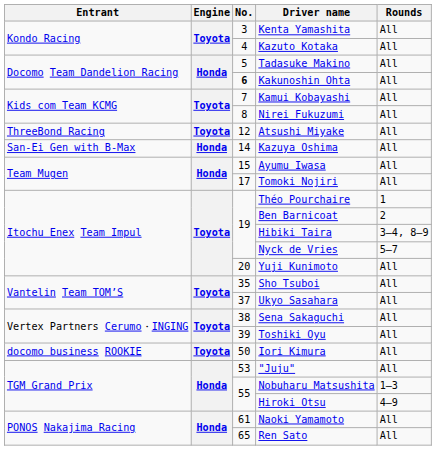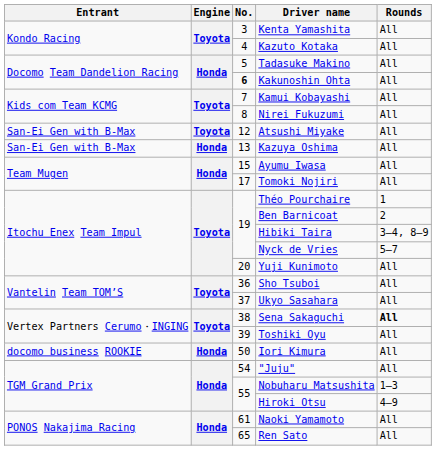(56, 132) ThreeBond Racing -> (71, 132) San-Ei Gen with B-Max
(244, 148) 14 -> (244, 148) 13
(244, 284) 35 -> (244, 284) 36
(389, 318) normal -> (389, 318) bold
(212, 352) Toyota -> (212, 352) Honda
(244, 369) 53 -> (244, 369) 54
